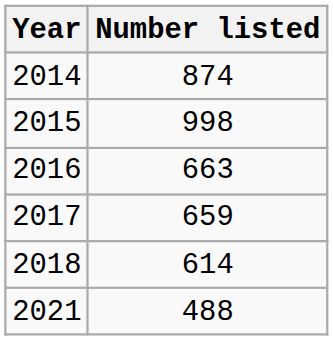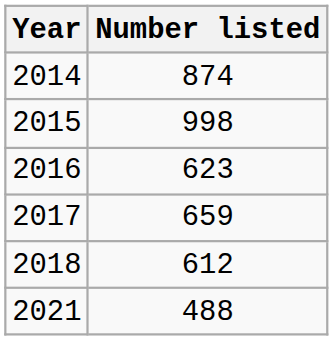(208, 170) 663 -> (208, 170) 623
(208, 265) 614 -> (208, 265) 612
